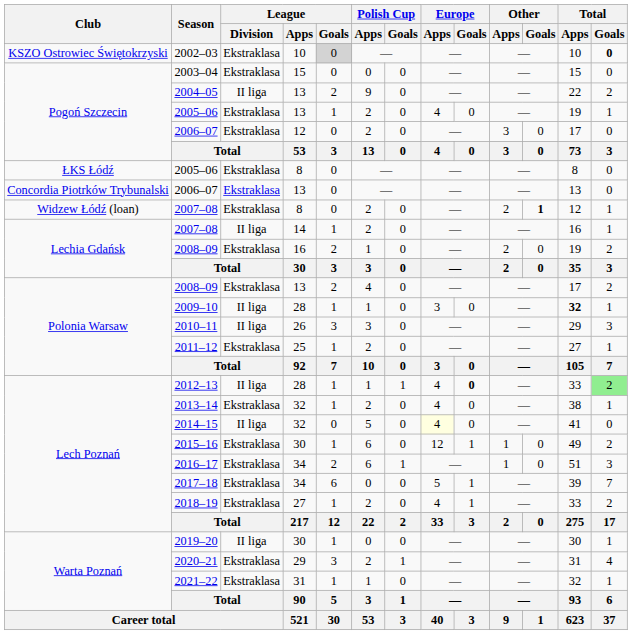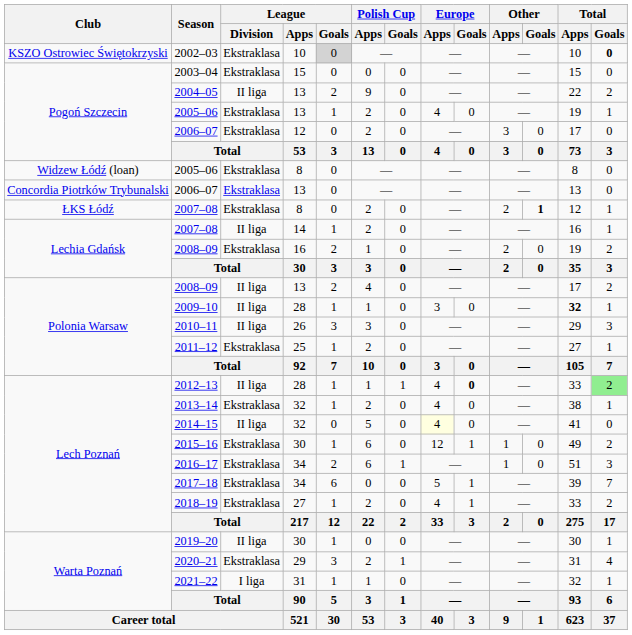(88, 170) ŁKS Łódź -> (88, 170) Widzew Łódź (loan)
(88, 209) Widzew Łódź (loan) -> (88, 209) ŁKS Łódź
(252, 287) Ekstraklasa -> (252, 287) II liga
(252, 580) Ekstraklasa -> (252, 580) I liga
